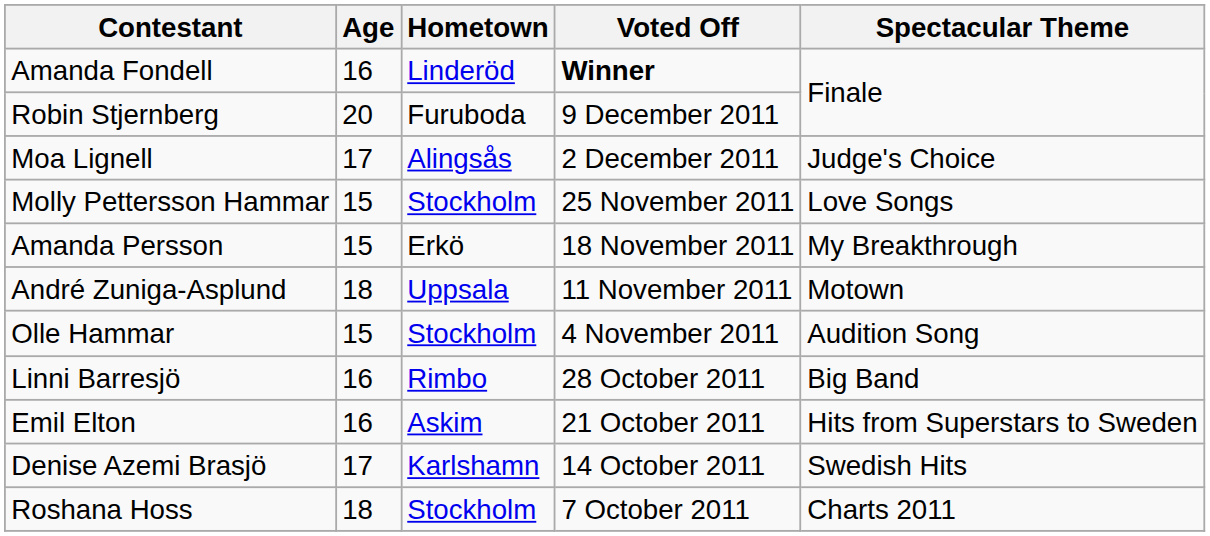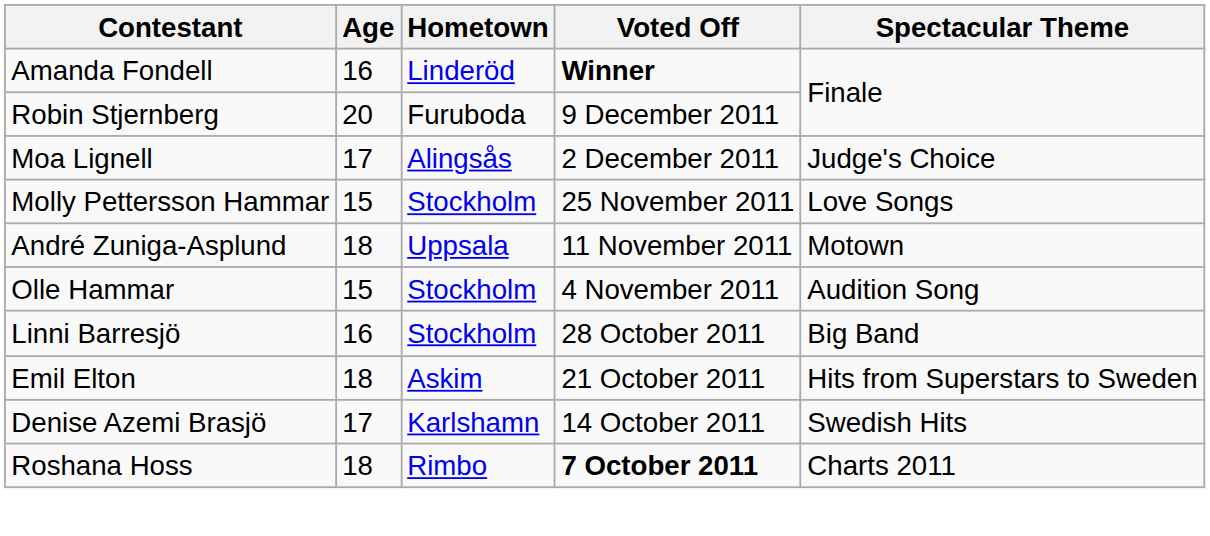- row: (117, 246)
(447, 377) Rimbo -> (472, 334) Stockholm
(358, 421) 16 -> (358, 377) 18
(472, 509) Stockholm -> (447, 465) Rimbo
(656, 509) normal -> (660, 465) bold
